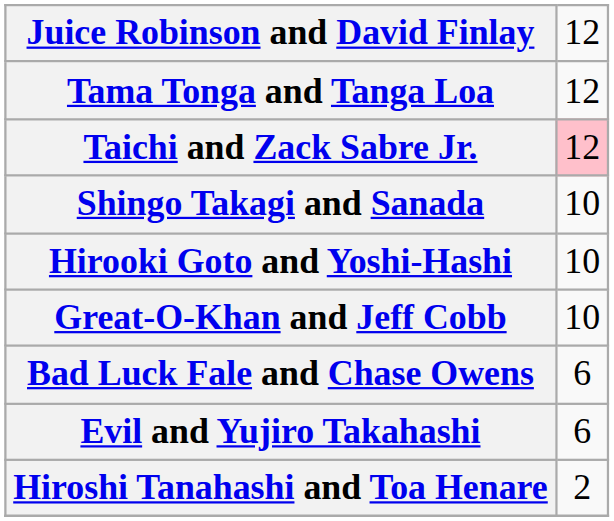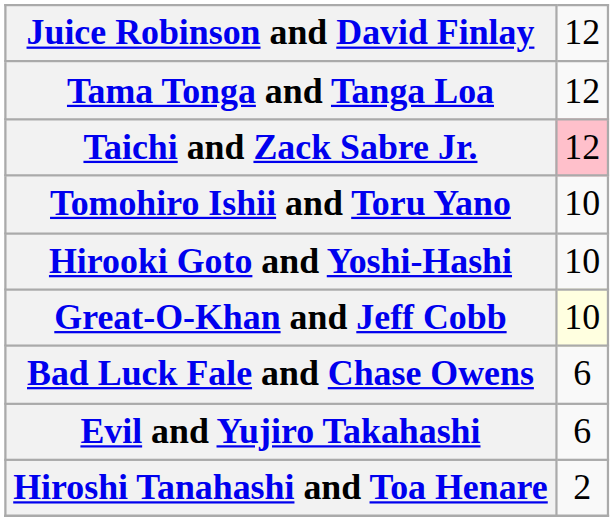- row: (280, 203)
+ row: (280, 203)
(582, 317) no background -> (582, 317) lightyellow background
